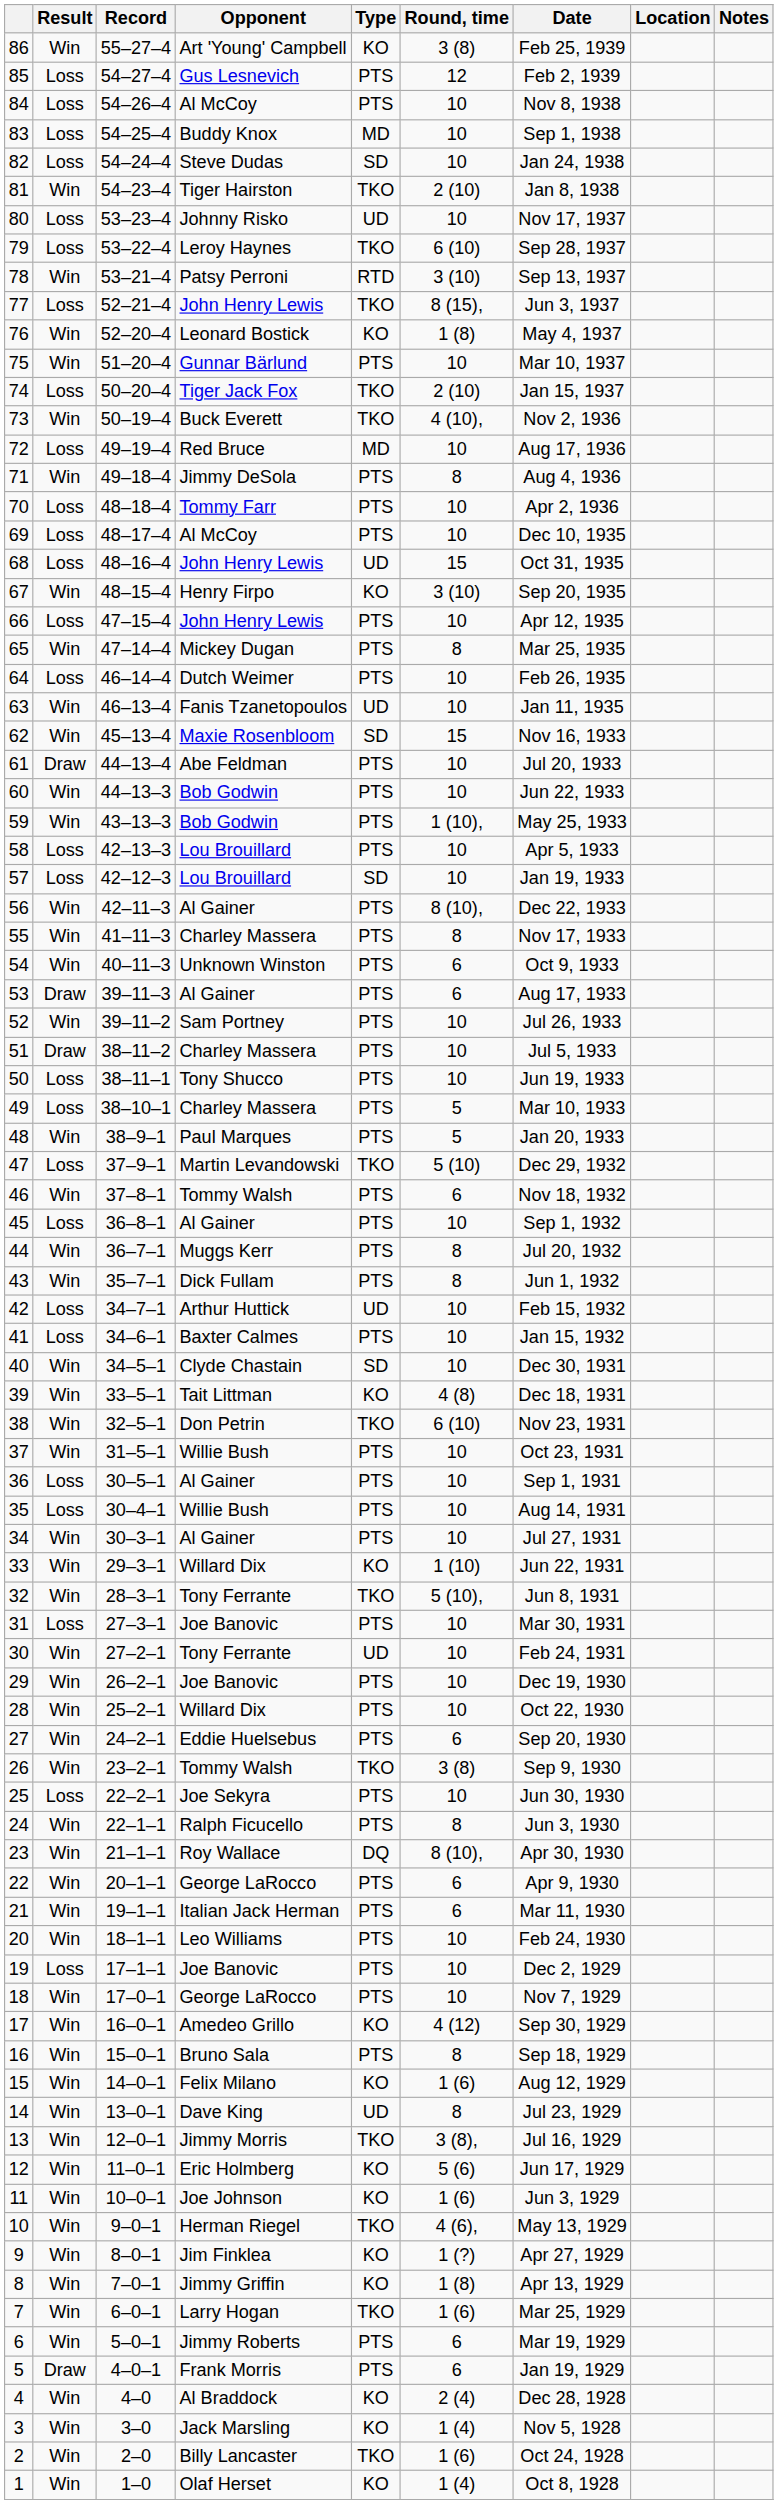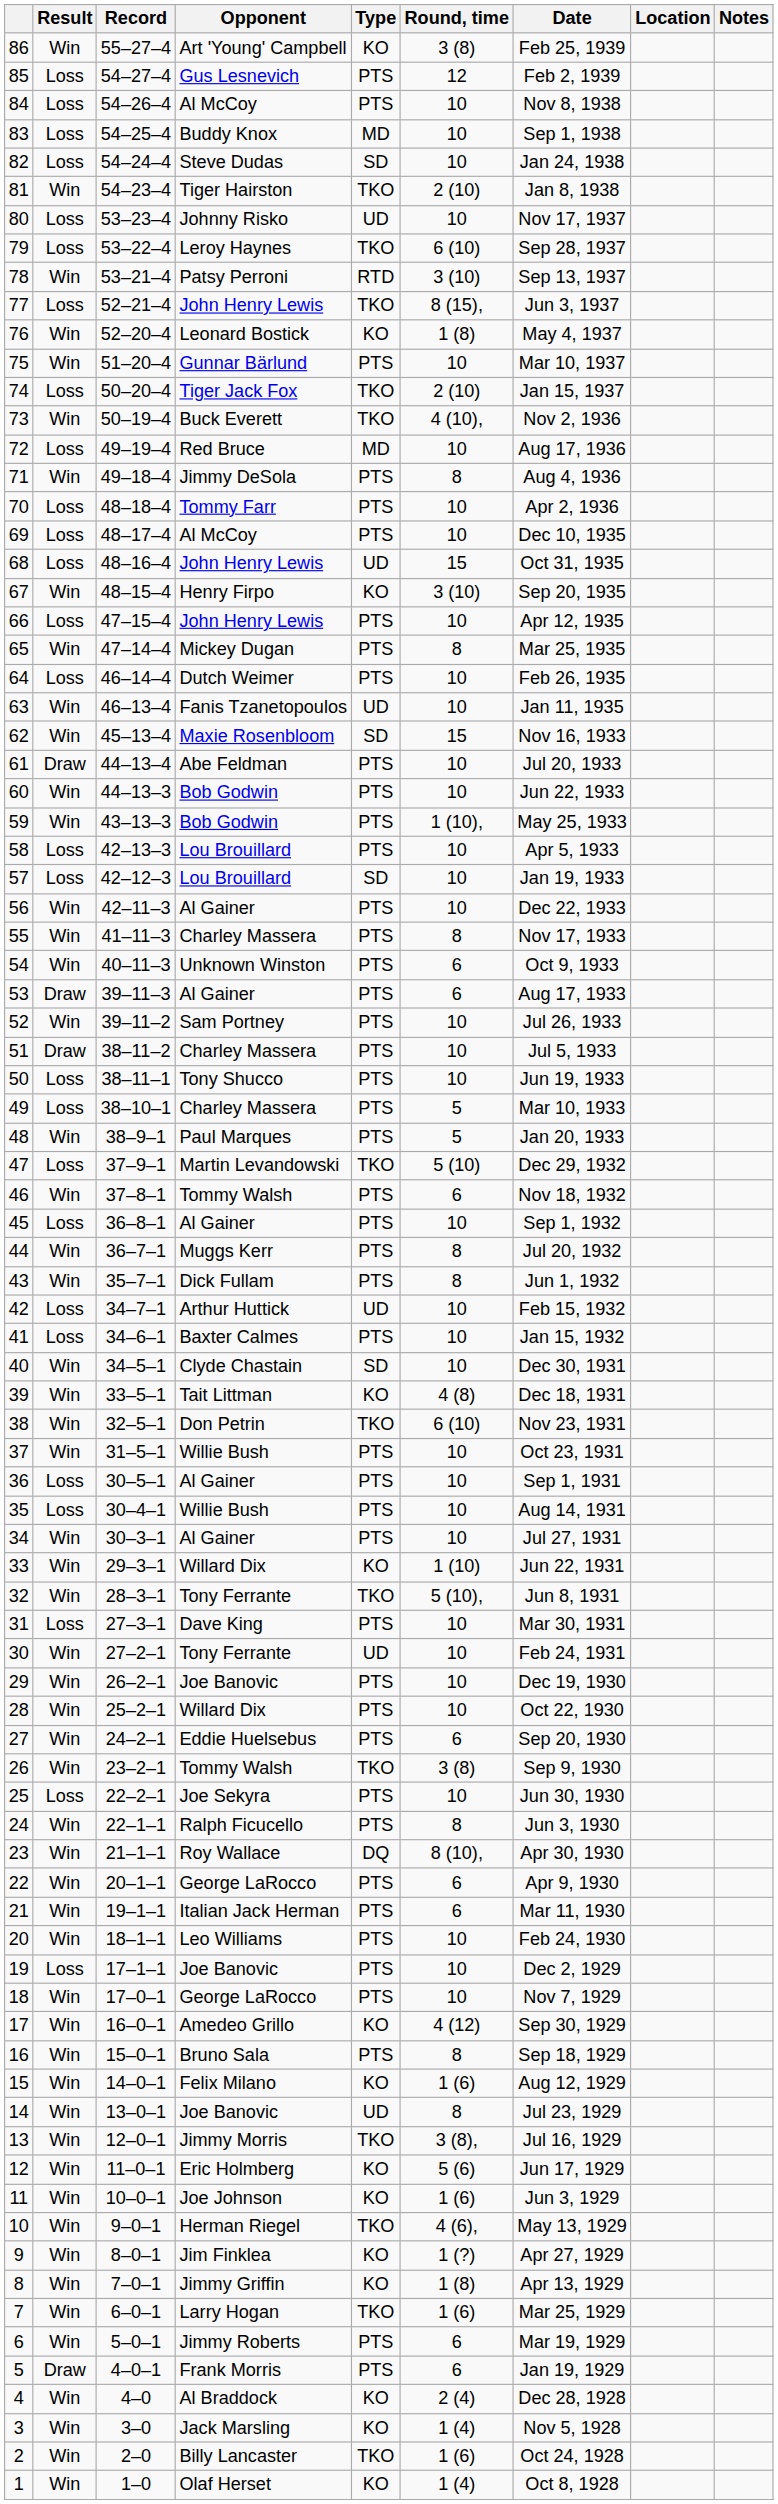(457, 907) 8 (10), -> (457, 907) 10
(229, 1624) Joe Banovic -> (221, 1624) Dave King
(221, 2112) Dave King -> (229, 2112) Joe Banovic
